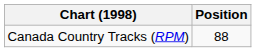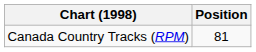(221, 36) 88 -> (221, 36) 81
